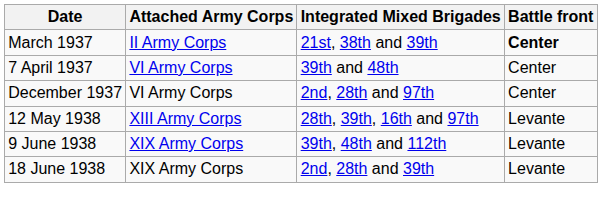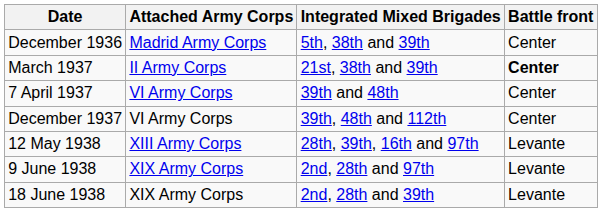+ row: (65, 42)
(367, 93) 2nd, 28th and 97th -> (373, 118) 39th, 48th and 112th
(373, 144) 39th, 48th and 112th -> (367, 169) 2nd, 28th and 97th
